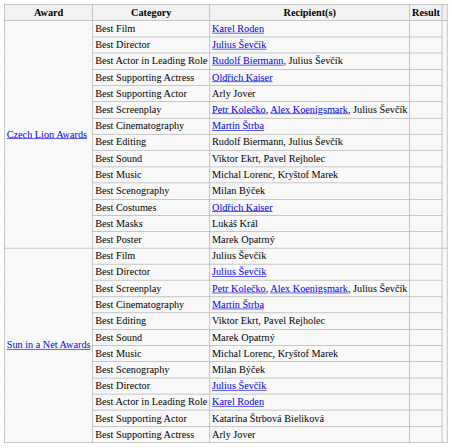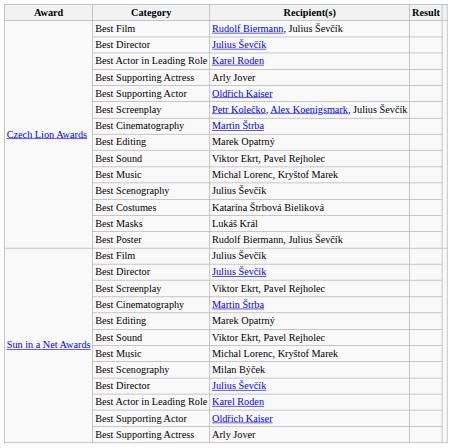(238, 28) Karel Roden -> (277, 28) Rudolf Biermann, Julius Ševčík
(277, 61) Rudolf Biermann, Julius Ševčík -> (238, 61) Karel Roden
(242, 77) Oldřich Kaiser -> (234, 77) Arly Jover
(234, 93) Arly Jover -> (242, 93) Oldřich Kaiser
(277, 142) Rudolf Biermann, Julius Ševčík -> (243, 142) Marek Opatrný
(239, 191) Milan Býček -> (239, 191) Julius Ševčík
(242, 207) Oldřich Kaiser -> (268, 207) Katarína Štrbová Bieliková
(243, 239) Marek Opatrný -> (277, 239) Rudolf Biermann, Julius Ševčík
(310, 288) Petr Kolečko, Alex Koenigsmark, Julius Ševčík -> (269, 288) Viktor Ekrt, Pavel Rejholec
(269, 321) Viktor Ekrt, Pavel Rejholec -> (243, 321) Marek Opatrný
(243, 337) Marek Opatrný -> (269, 337) Viktor Ekrt, Pavel Rejholec
(268, 418) Katarína Štrbová Bieliková -> (242, 418) Oldřich Kaiser
